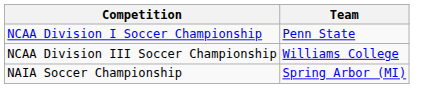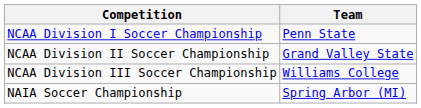+ row: (138, 54)
